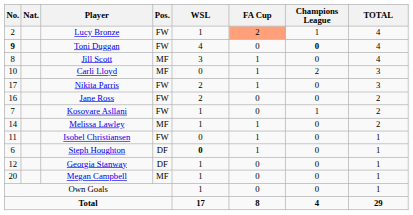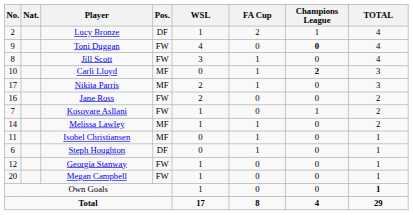(162, 32) FW -> (162, 32) DF
(257, 32) lightsalmon background -> (257, 32) no background
(13, 45) bold -> (13, 45) normal
(162, 58) MF -> (162, 58) FW
(317, 71) normal -> (317, 71) bold
(162, 84) FW -> (162, 84) MF
(162, 137) FW -> (162, 137) MF
(201, 150) bold -> (201, 150) normal
(162, 163) DF -> (162, 163) FW
(162, 176) MF -> (162, 176) FW
(378, 189) normal -> (378, 189) bold
